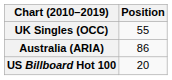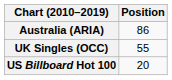rows swapped: (61, 48) <-> (61, 30)
